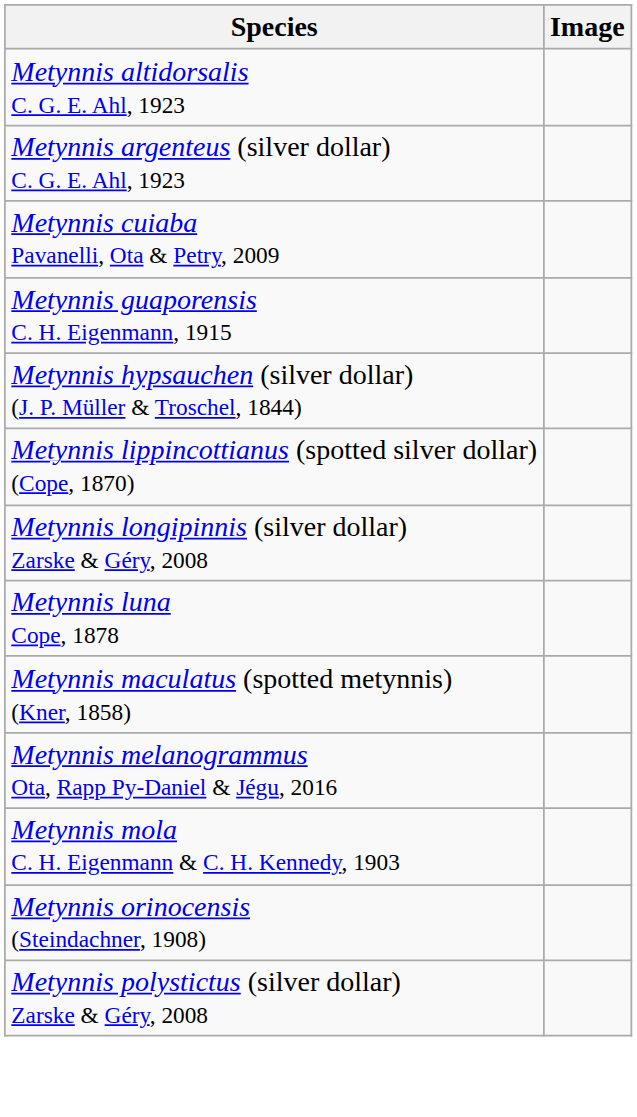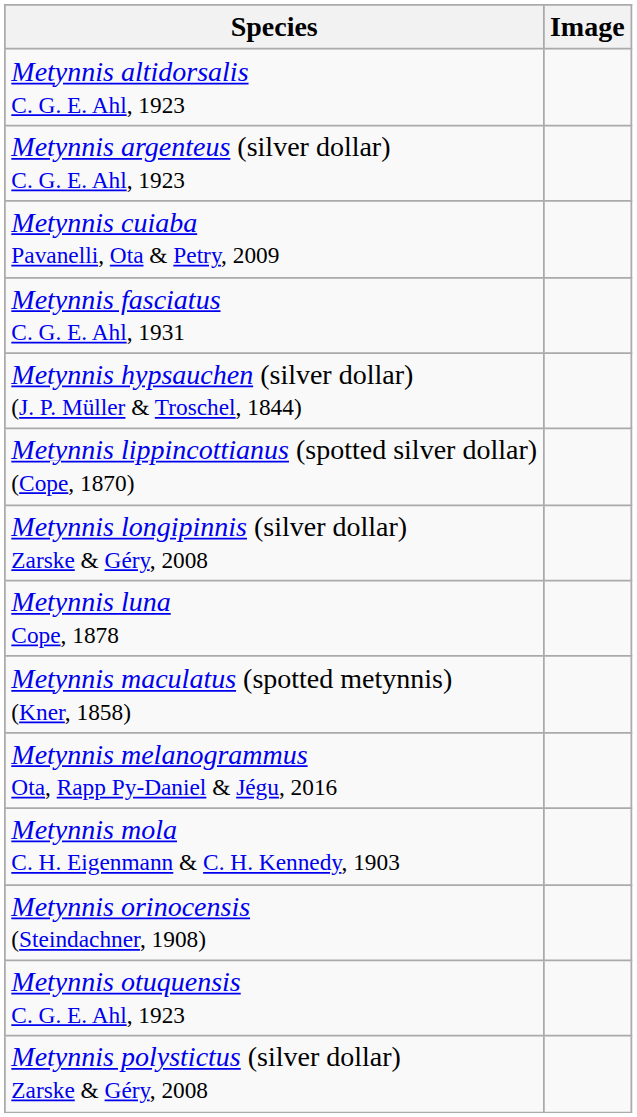+ row: (116, 314)
- row: (134, 314)
+ row: (126, 997)
